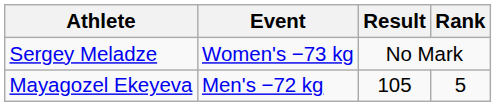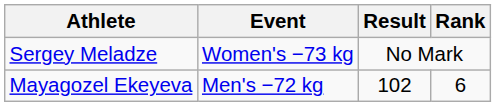(395, 86) 105 -> (395, 86) 102
(460, 86) 5 -> (460, 86) 6
